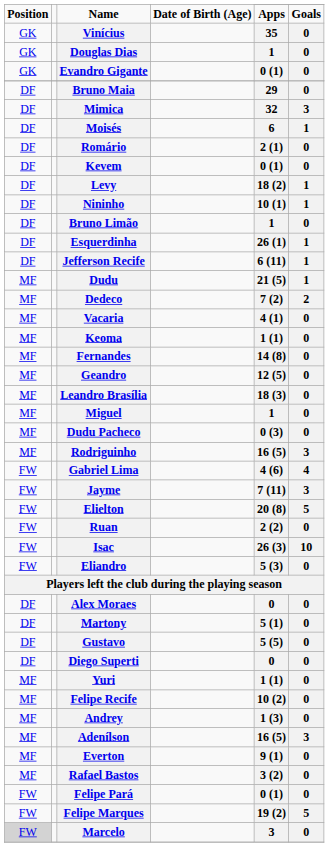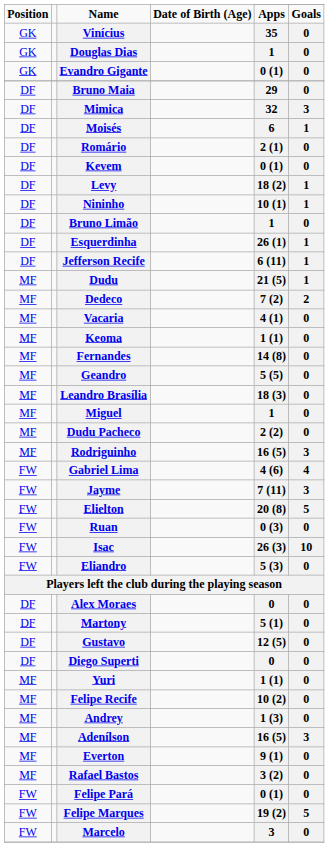(272, 375) 12 (5) -> (272, 375) 5 (5)
(272, 432) 0 (3) -> (272, 432) 2 (2)
(272, 527) 2 (2) -> (272, 527) 0 (3)
(272, 642) 5 (5) -> (272, 642) 12 (5)
(28, 832) lightgrey background -> (28, 832) no background
